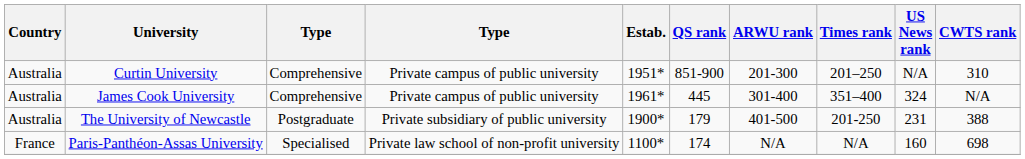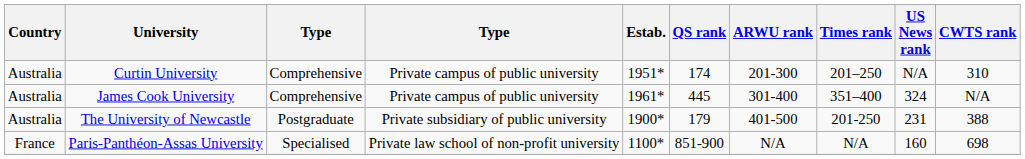(699, 72) 851-900 -> (699, 72) 174
(699, 142) 174 -> (699, 142) 851-900
